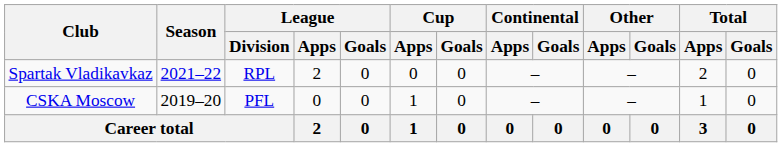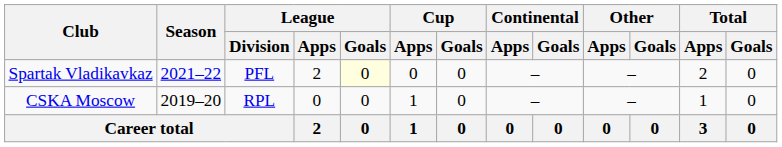(259, 73) RPL -> (259, 73) PFL
(365, 73) no background -> (365, 73) lightyellow background
(259, 100) PFL -> (259, 100) RPL
